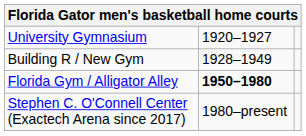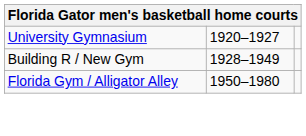(237, 81) bold -> (245, 81) normal
- row: (98, 111)
